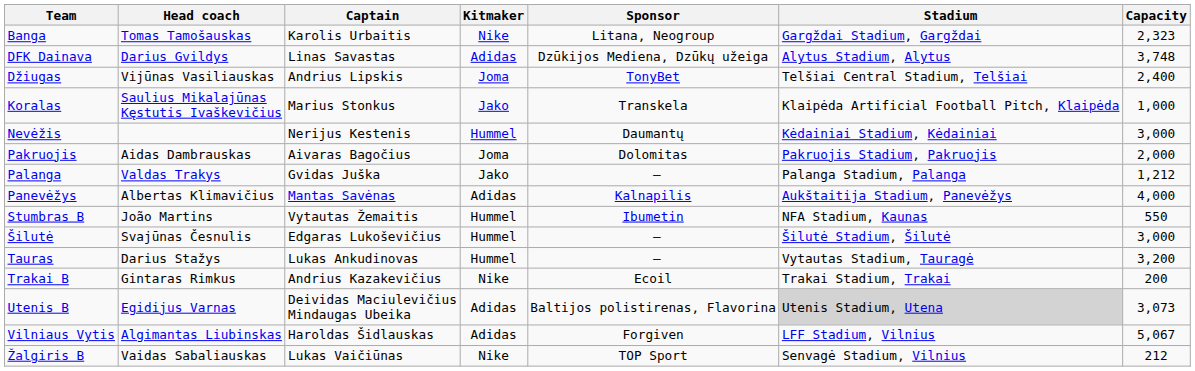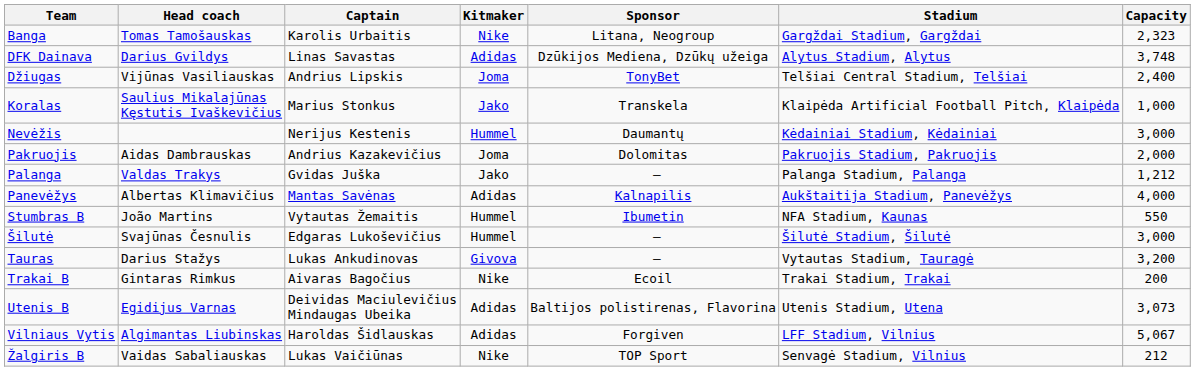(349, 154) Aivaras Bagočius -> (365, 154) Andrius Kazakevičius
(494, 258) Hummel -> (494, 258) Givova
(365, 279) Andrius Kazakevičius -> (349, 279) Aivaras Bagočius
(862, 307) lightgrey background -> (862, 307) no background
